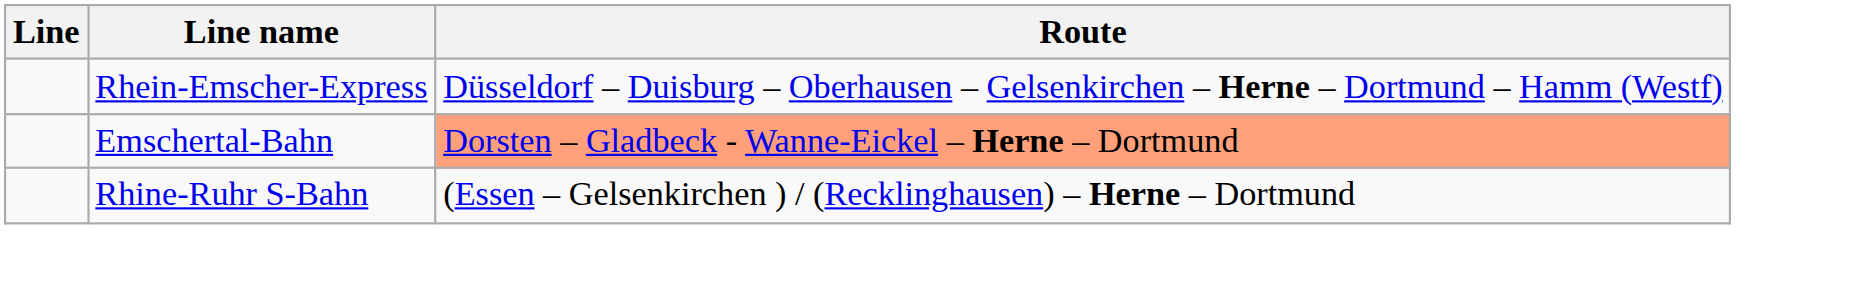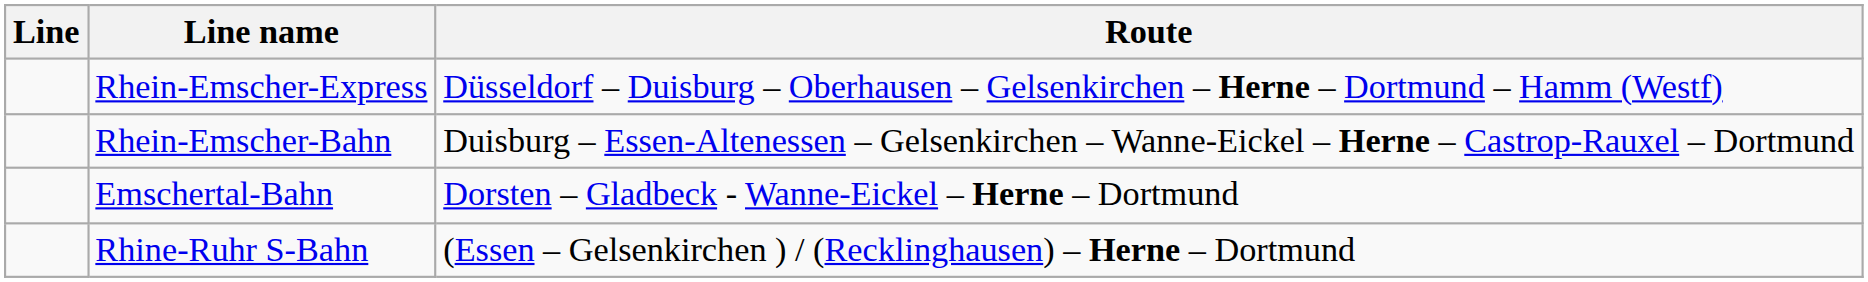+ row: (243, 140)
(841, 140) lightsalmon background -> (841, 194) no background
